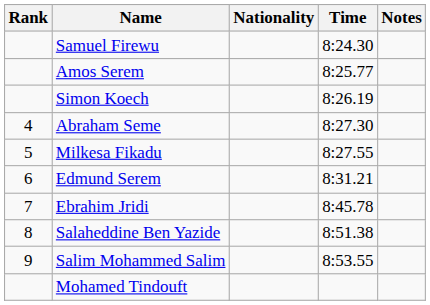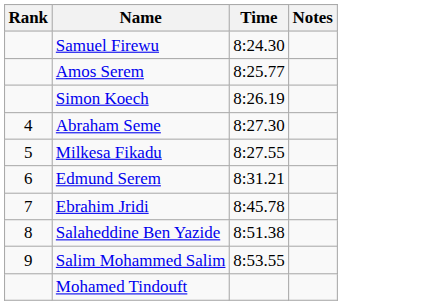- column: (274, 17)
